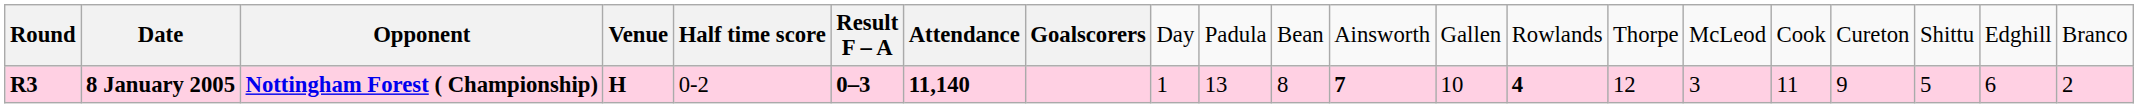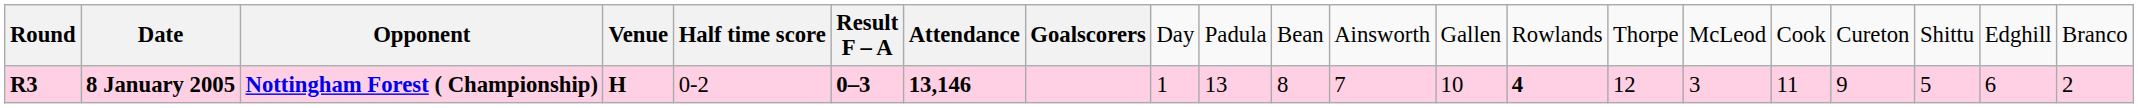(939, 84) 11,140 -> (940, 84) 13,146
(1340, 84) bold -> (1340, 84) normal
